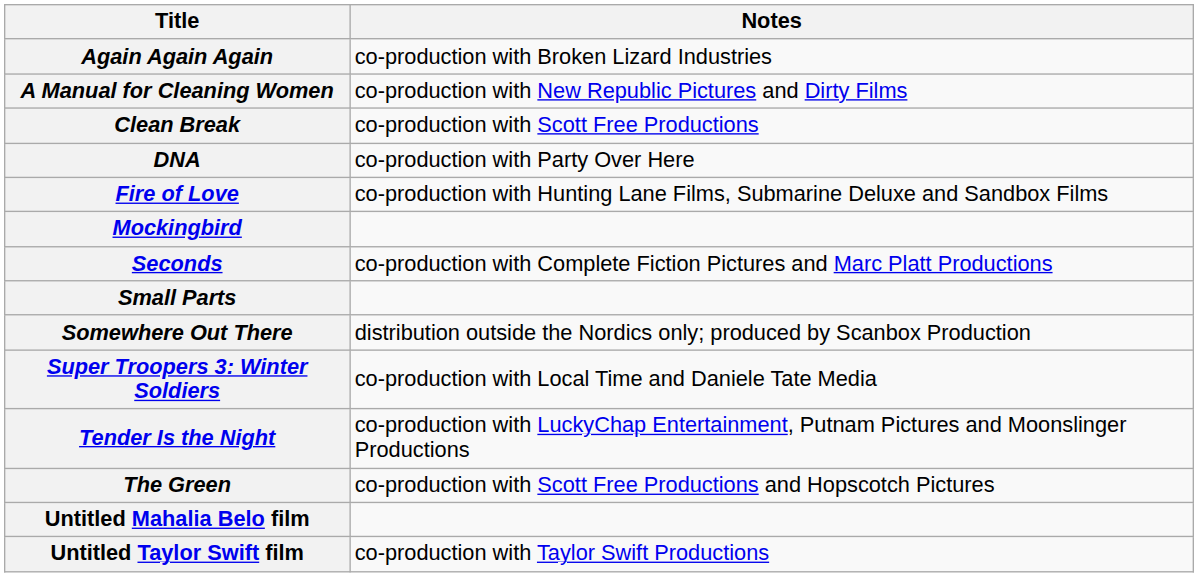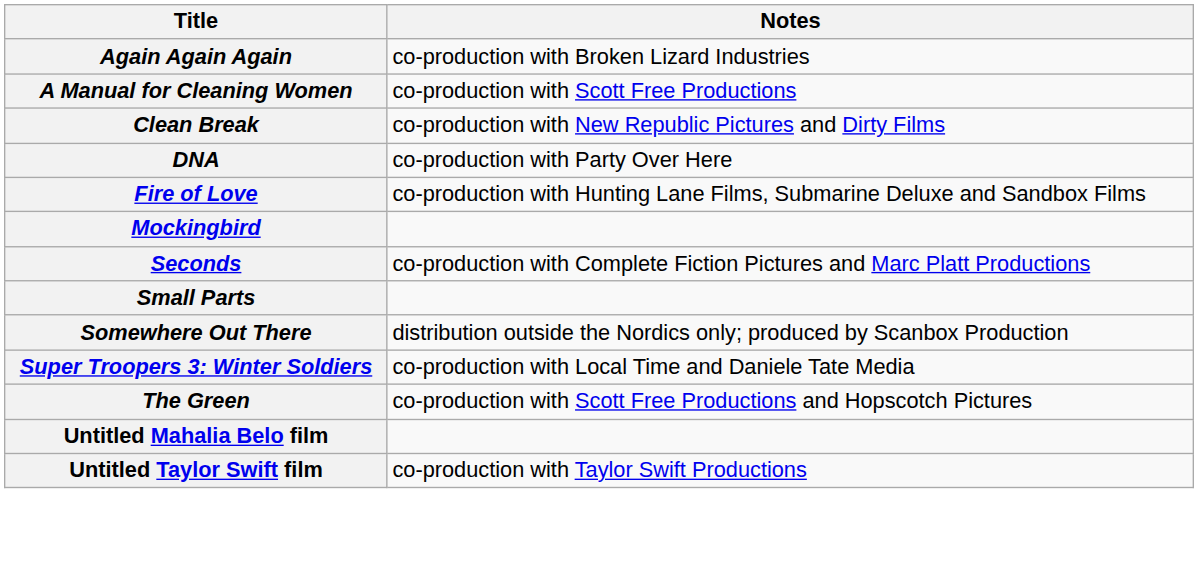(631, 90) co-production with New Republic Pictures and Dirty Films -> (594, 90) co-production with Scott Free Productions
(557, 125) co-production with Scott Free Productions -> (669, 125) co-production with New Republic Pictures and Dirty Films
- row: (177, 438)
